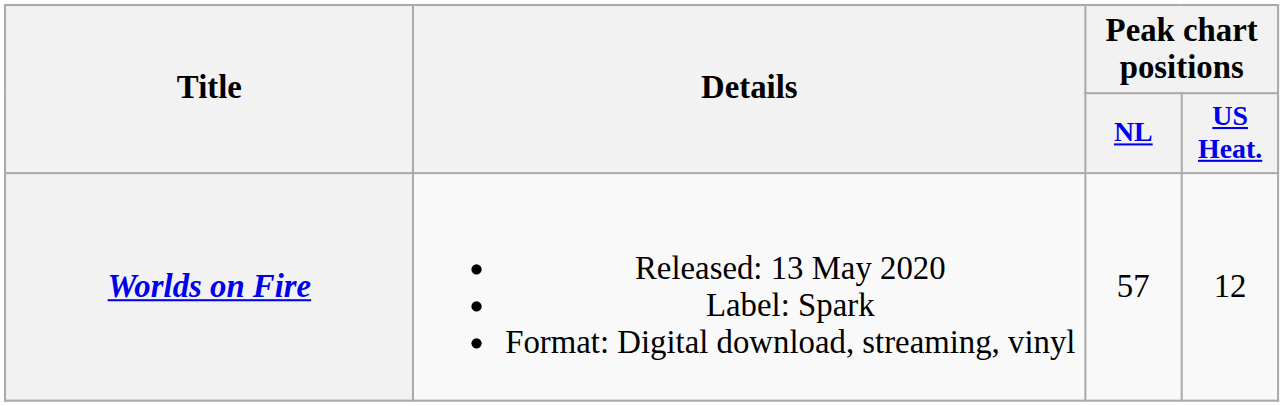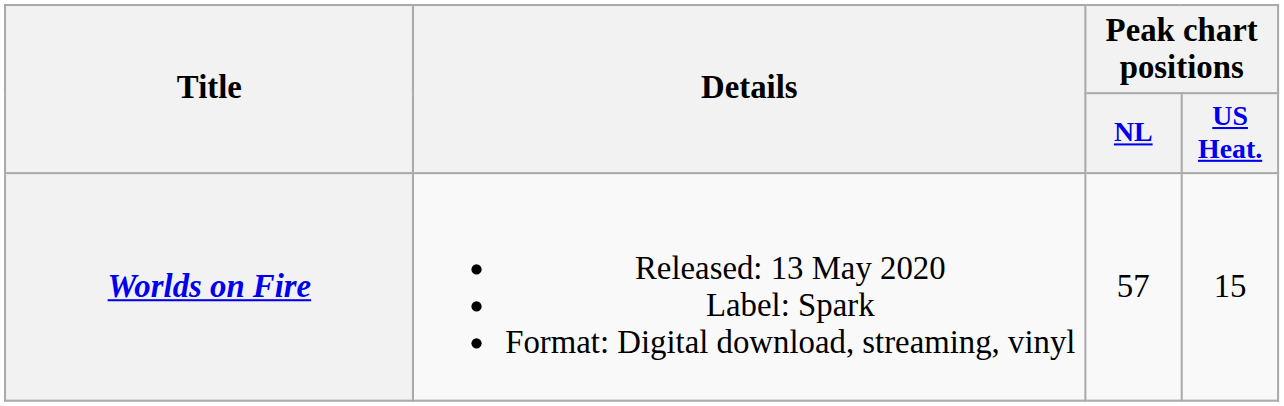(1230, 286) 12 -> (1230, 286) 15
